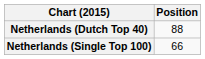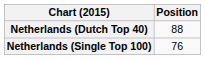(177, 46) 66 -> (177, 46) 76
